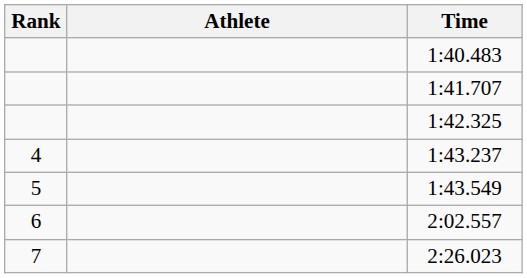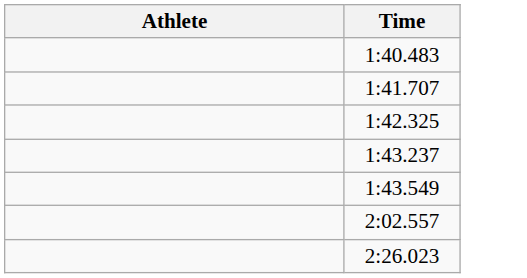- column: (36, 21)
